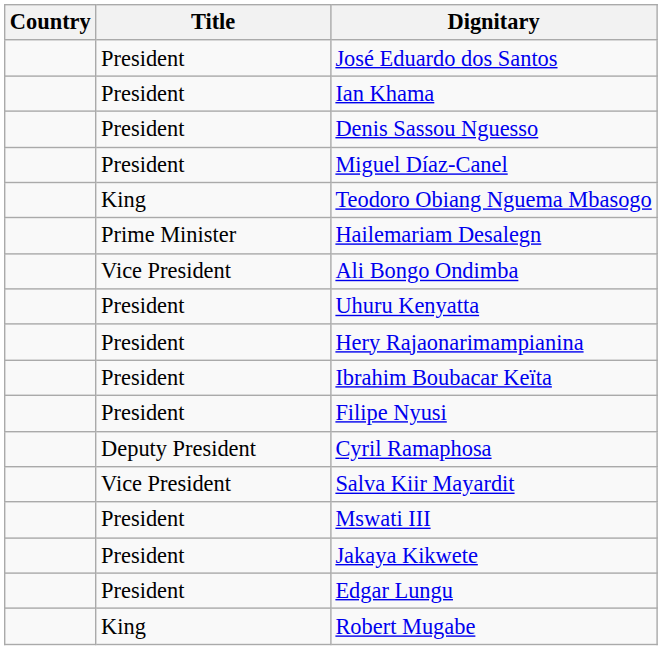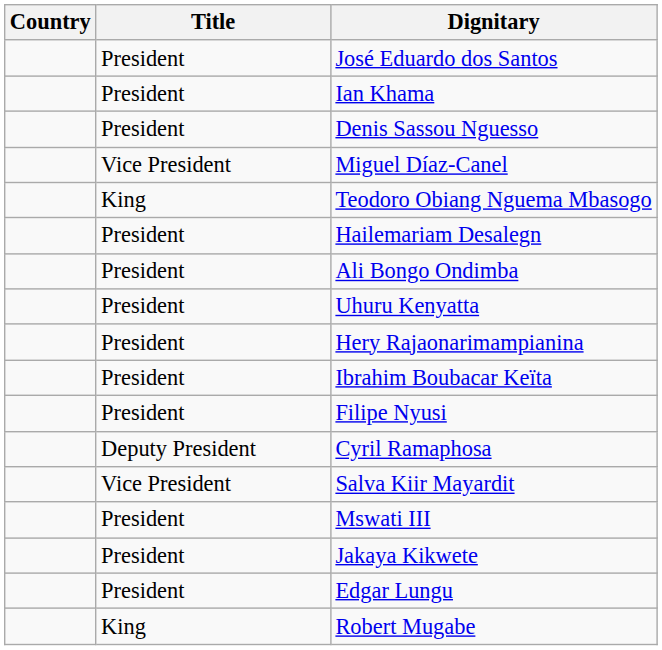(143, 164) President -> (166, 164) Vice President
(169, 235) Prime Minister -> (143, 235) President
(166, 270) Vice President -> (143, 270) President
